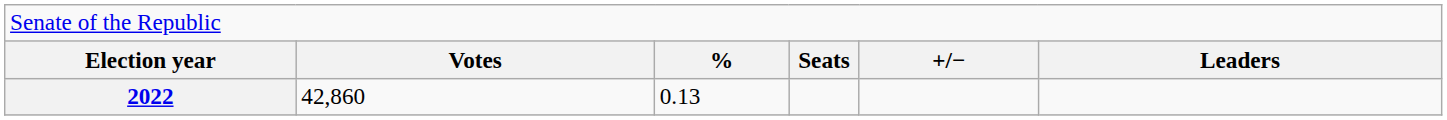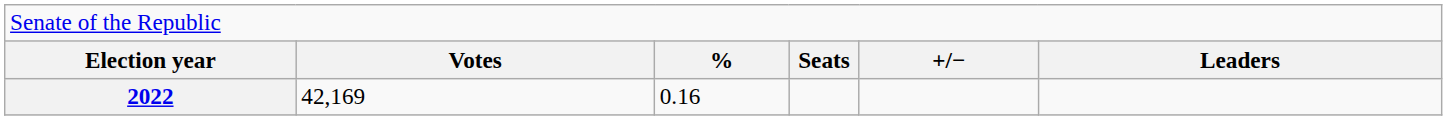(333, 96) 42,860 -> (333, 96) 42,169
(680, 96) 0.13 -> (680, 96) 0.16
